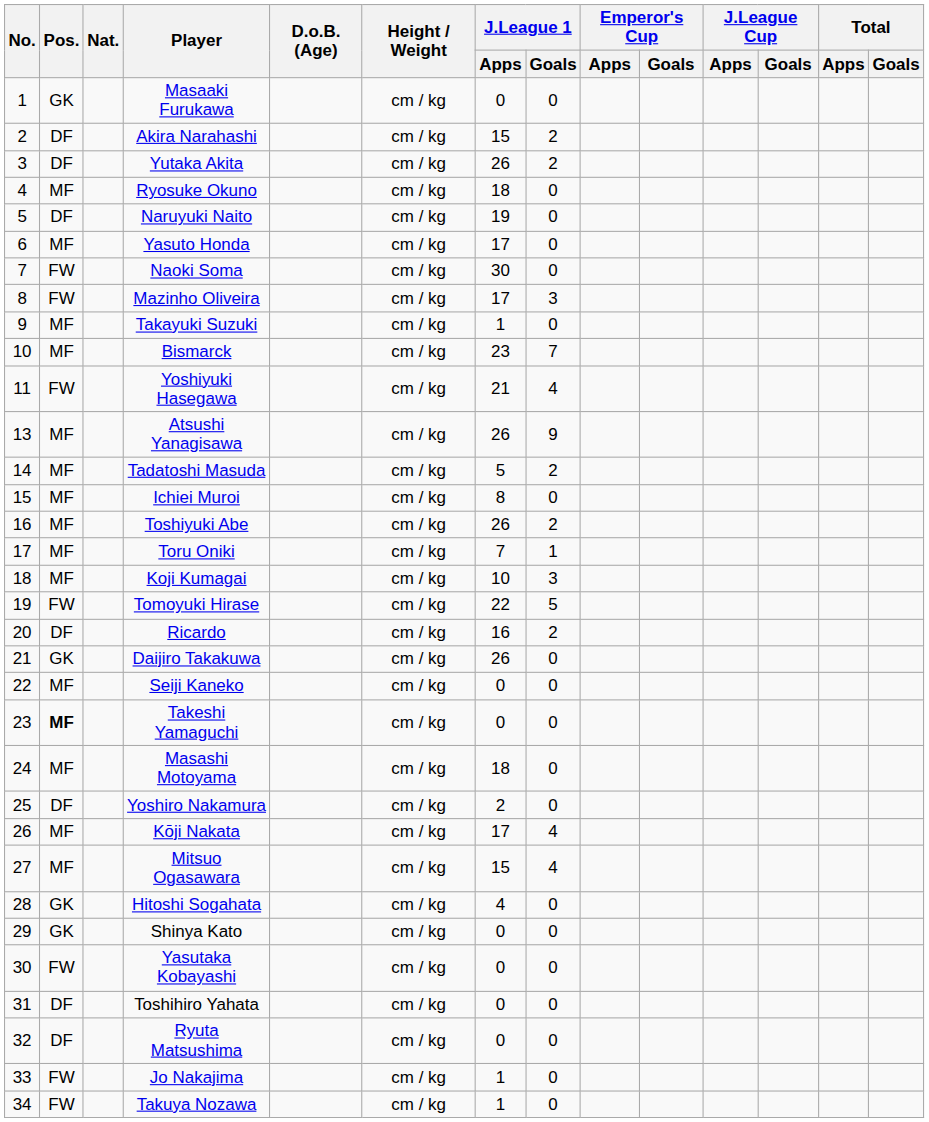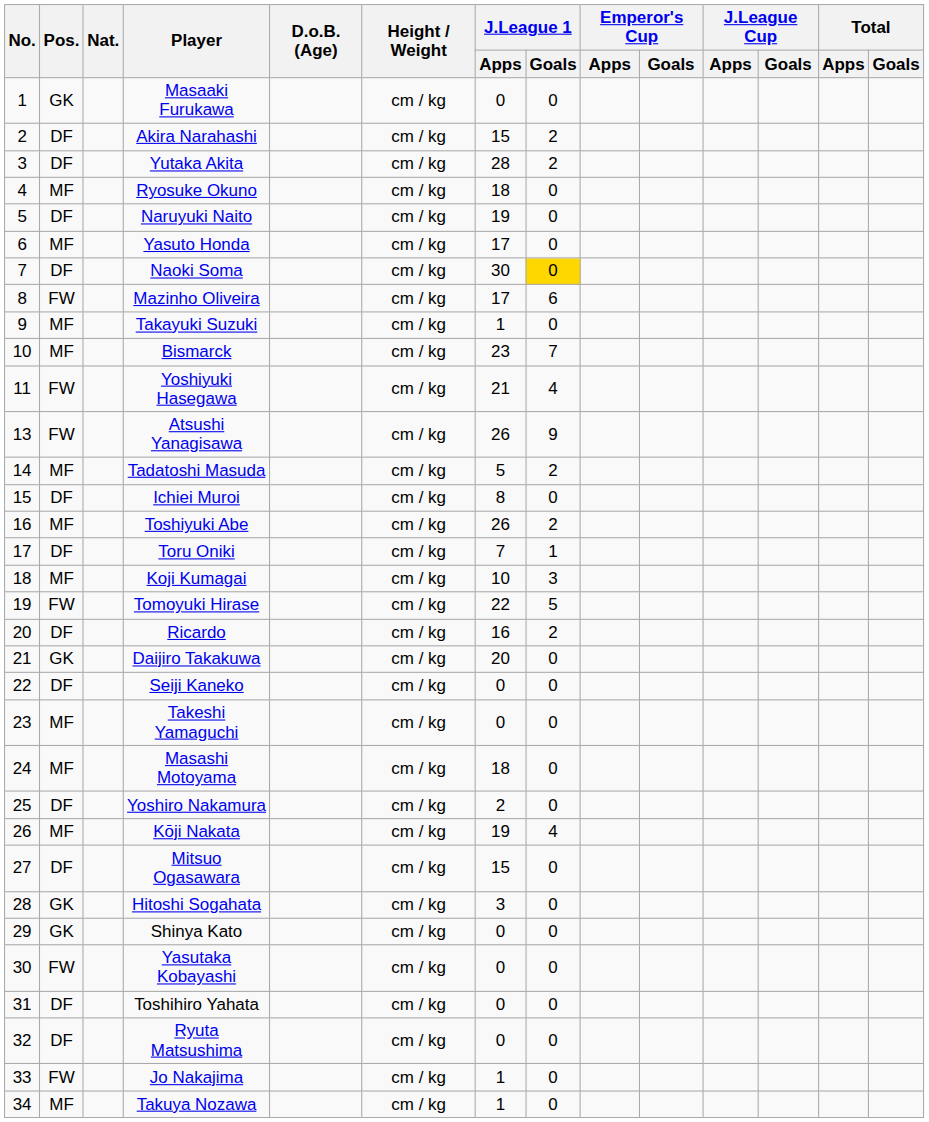(500, 163) 26 -> (500, 163) 28
(61, 271) FW -> (61, 271) DF
(553, 271) no background -> (553, 271) gold background
(553, 298) 3 -> (553, 298) 6
(61, 434) MF -> (61, 434) FW
(61, 497) MF -> (61, 497) DF
(61, 551) MF -> (61, 551) DF
(500, 659) 26 -> (500, 659) 20
(61, 686) MF -> (61, 686) DF
(61, 722) bold -> (61, 722) normal
(500, 831) 17 -> (500, 831) 19
(61, 868) MF -> (61, 868) DF
(553, 868) 4 -> (553, 868) 0
(500, 904) 4 -> (500, 904) 3
(61, 1104) FW -> (61, 1104) MF
